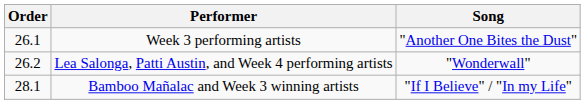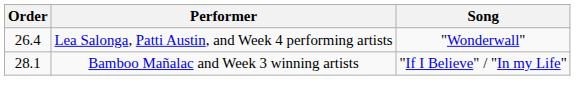- row: (224, 39)
(28, 63) 26.2 -> (28, 39) 26.4
